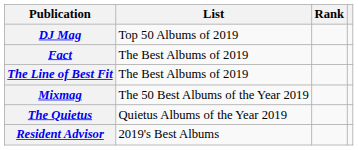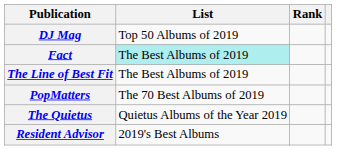(183, 54) no background -> (183, 54) paleturquoise background
- row: (60, 94)
+ row: (60, 94)
